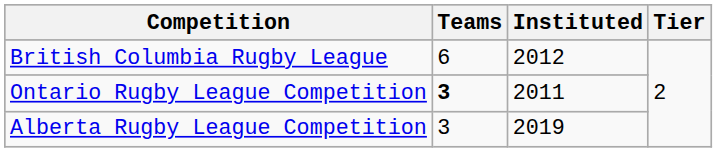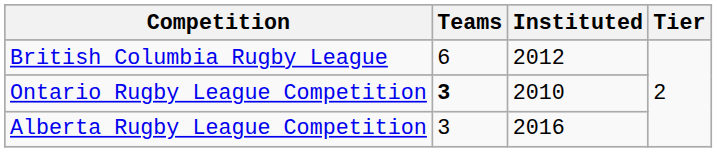(539, 93) 2011 -> (539, 93) 2010
(539, 129) 2019 -> (539, 129) 2016
